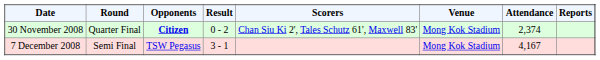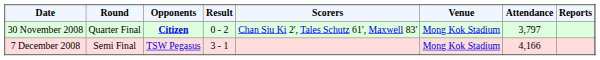(530, 29) 2,374 -> (530, 29) 3,797
(530, 46) 4,167 -> (530, 46) 4,166
